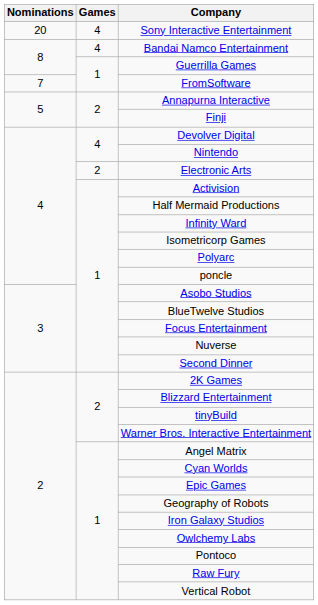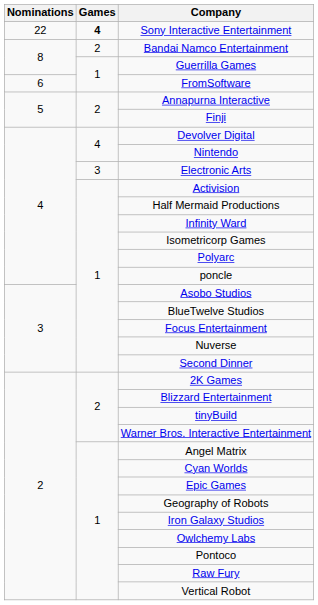(40, 30) 20 -> (40, 30) 22
(97, 30) normal -> (97, 30) bold
(97, 48) 4 -> (97, 48) 2
(40, 83) 7 -> (40, 83) 6
(97, 170) 2 -> (97, 170) 3
